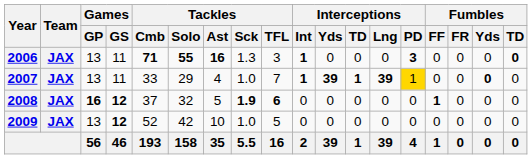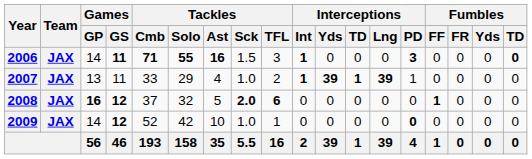(94, 57) 13 -> (94, 57) 14
(119, 57) normal -> (119, 57) bold
(246, 57) 1.3 -> (246, 57) 1.5
(277, 79) 7 -> (277, 79) 2
(413, 79) gold background -> (413, 79) no background
(488, 79) bold -> (488, 79) normal
(246, 100) 1.9 -> (246, 100) 2.0
(94, 121) 13 -> (94, 121) 14
(277, 121) 5 -> (277, 121) 1
(413, 121) normal -> (413, 121) bold
